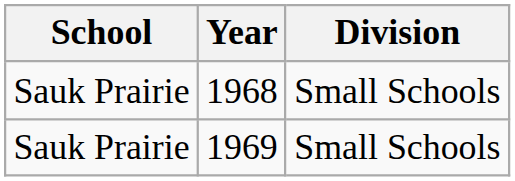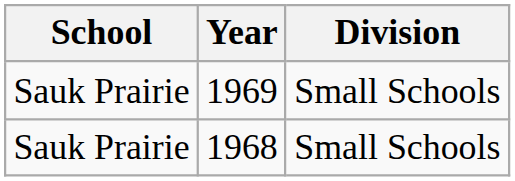rows swapped: (242, 89) <-> (242, 146)
